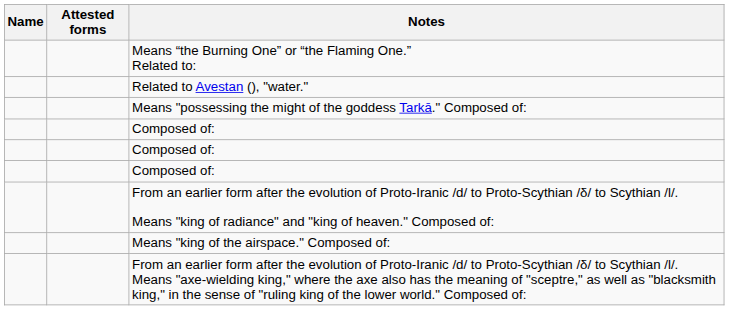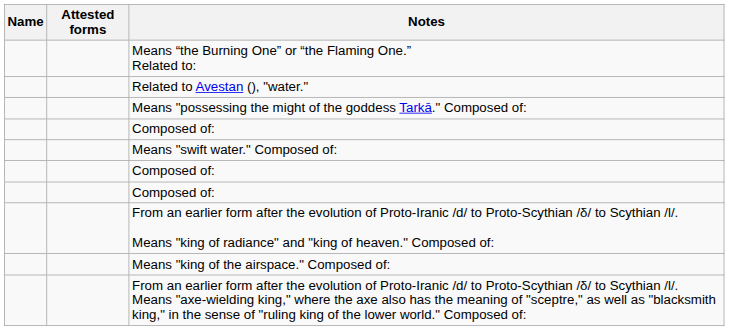+ row: (26, 150)
